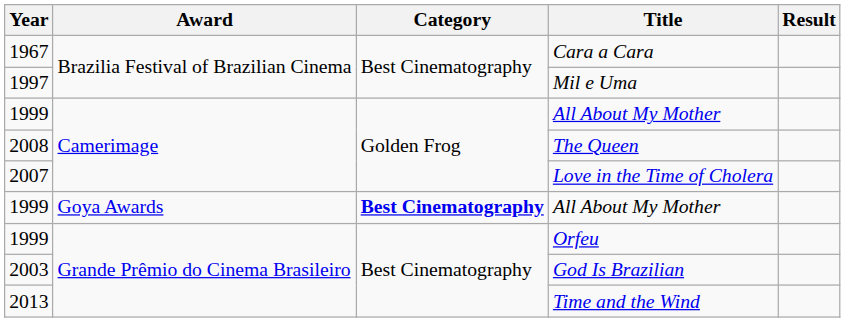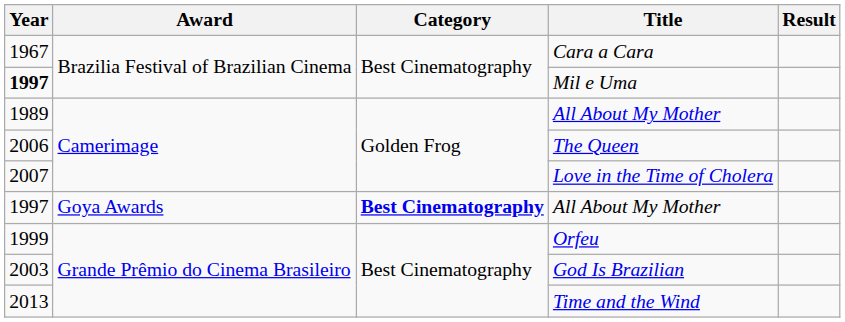(29, 82) normal -> (29, 82) bold
(29, 113) 1999 -> (29, 113) 1989
(29, 144) 2008 -> (29, 144) 2006
(29, 207) 1999 -> (29, 207) 1997
